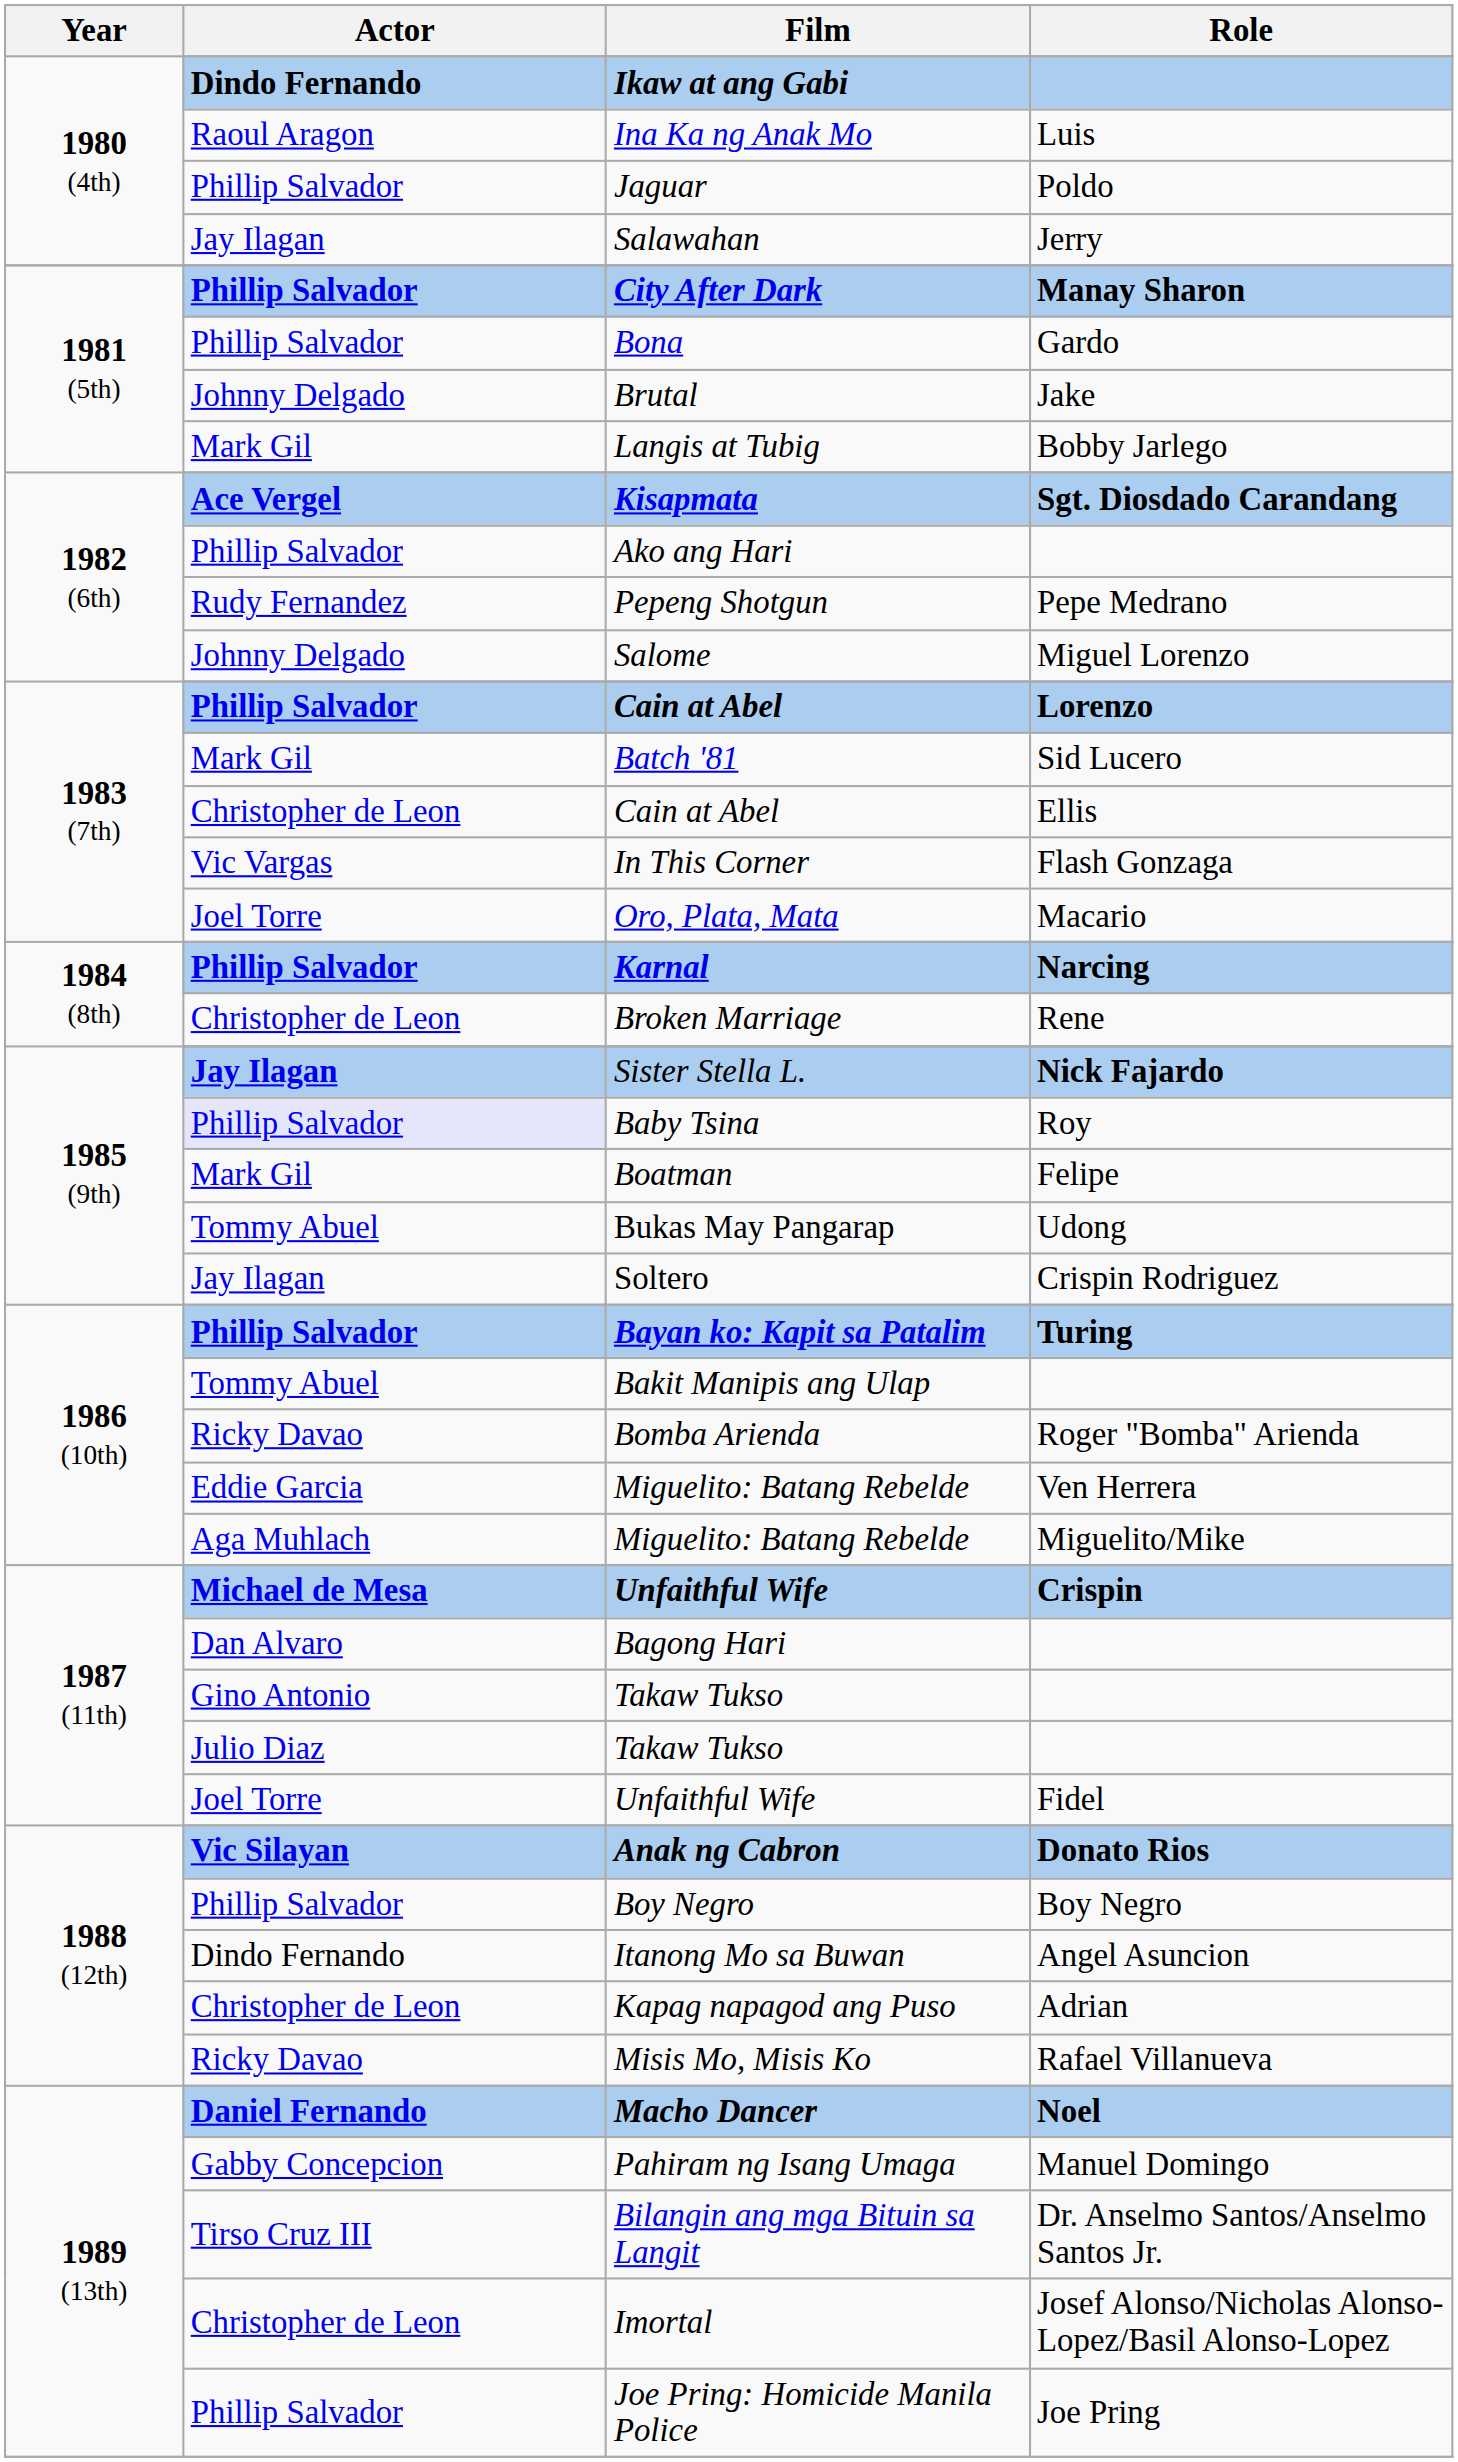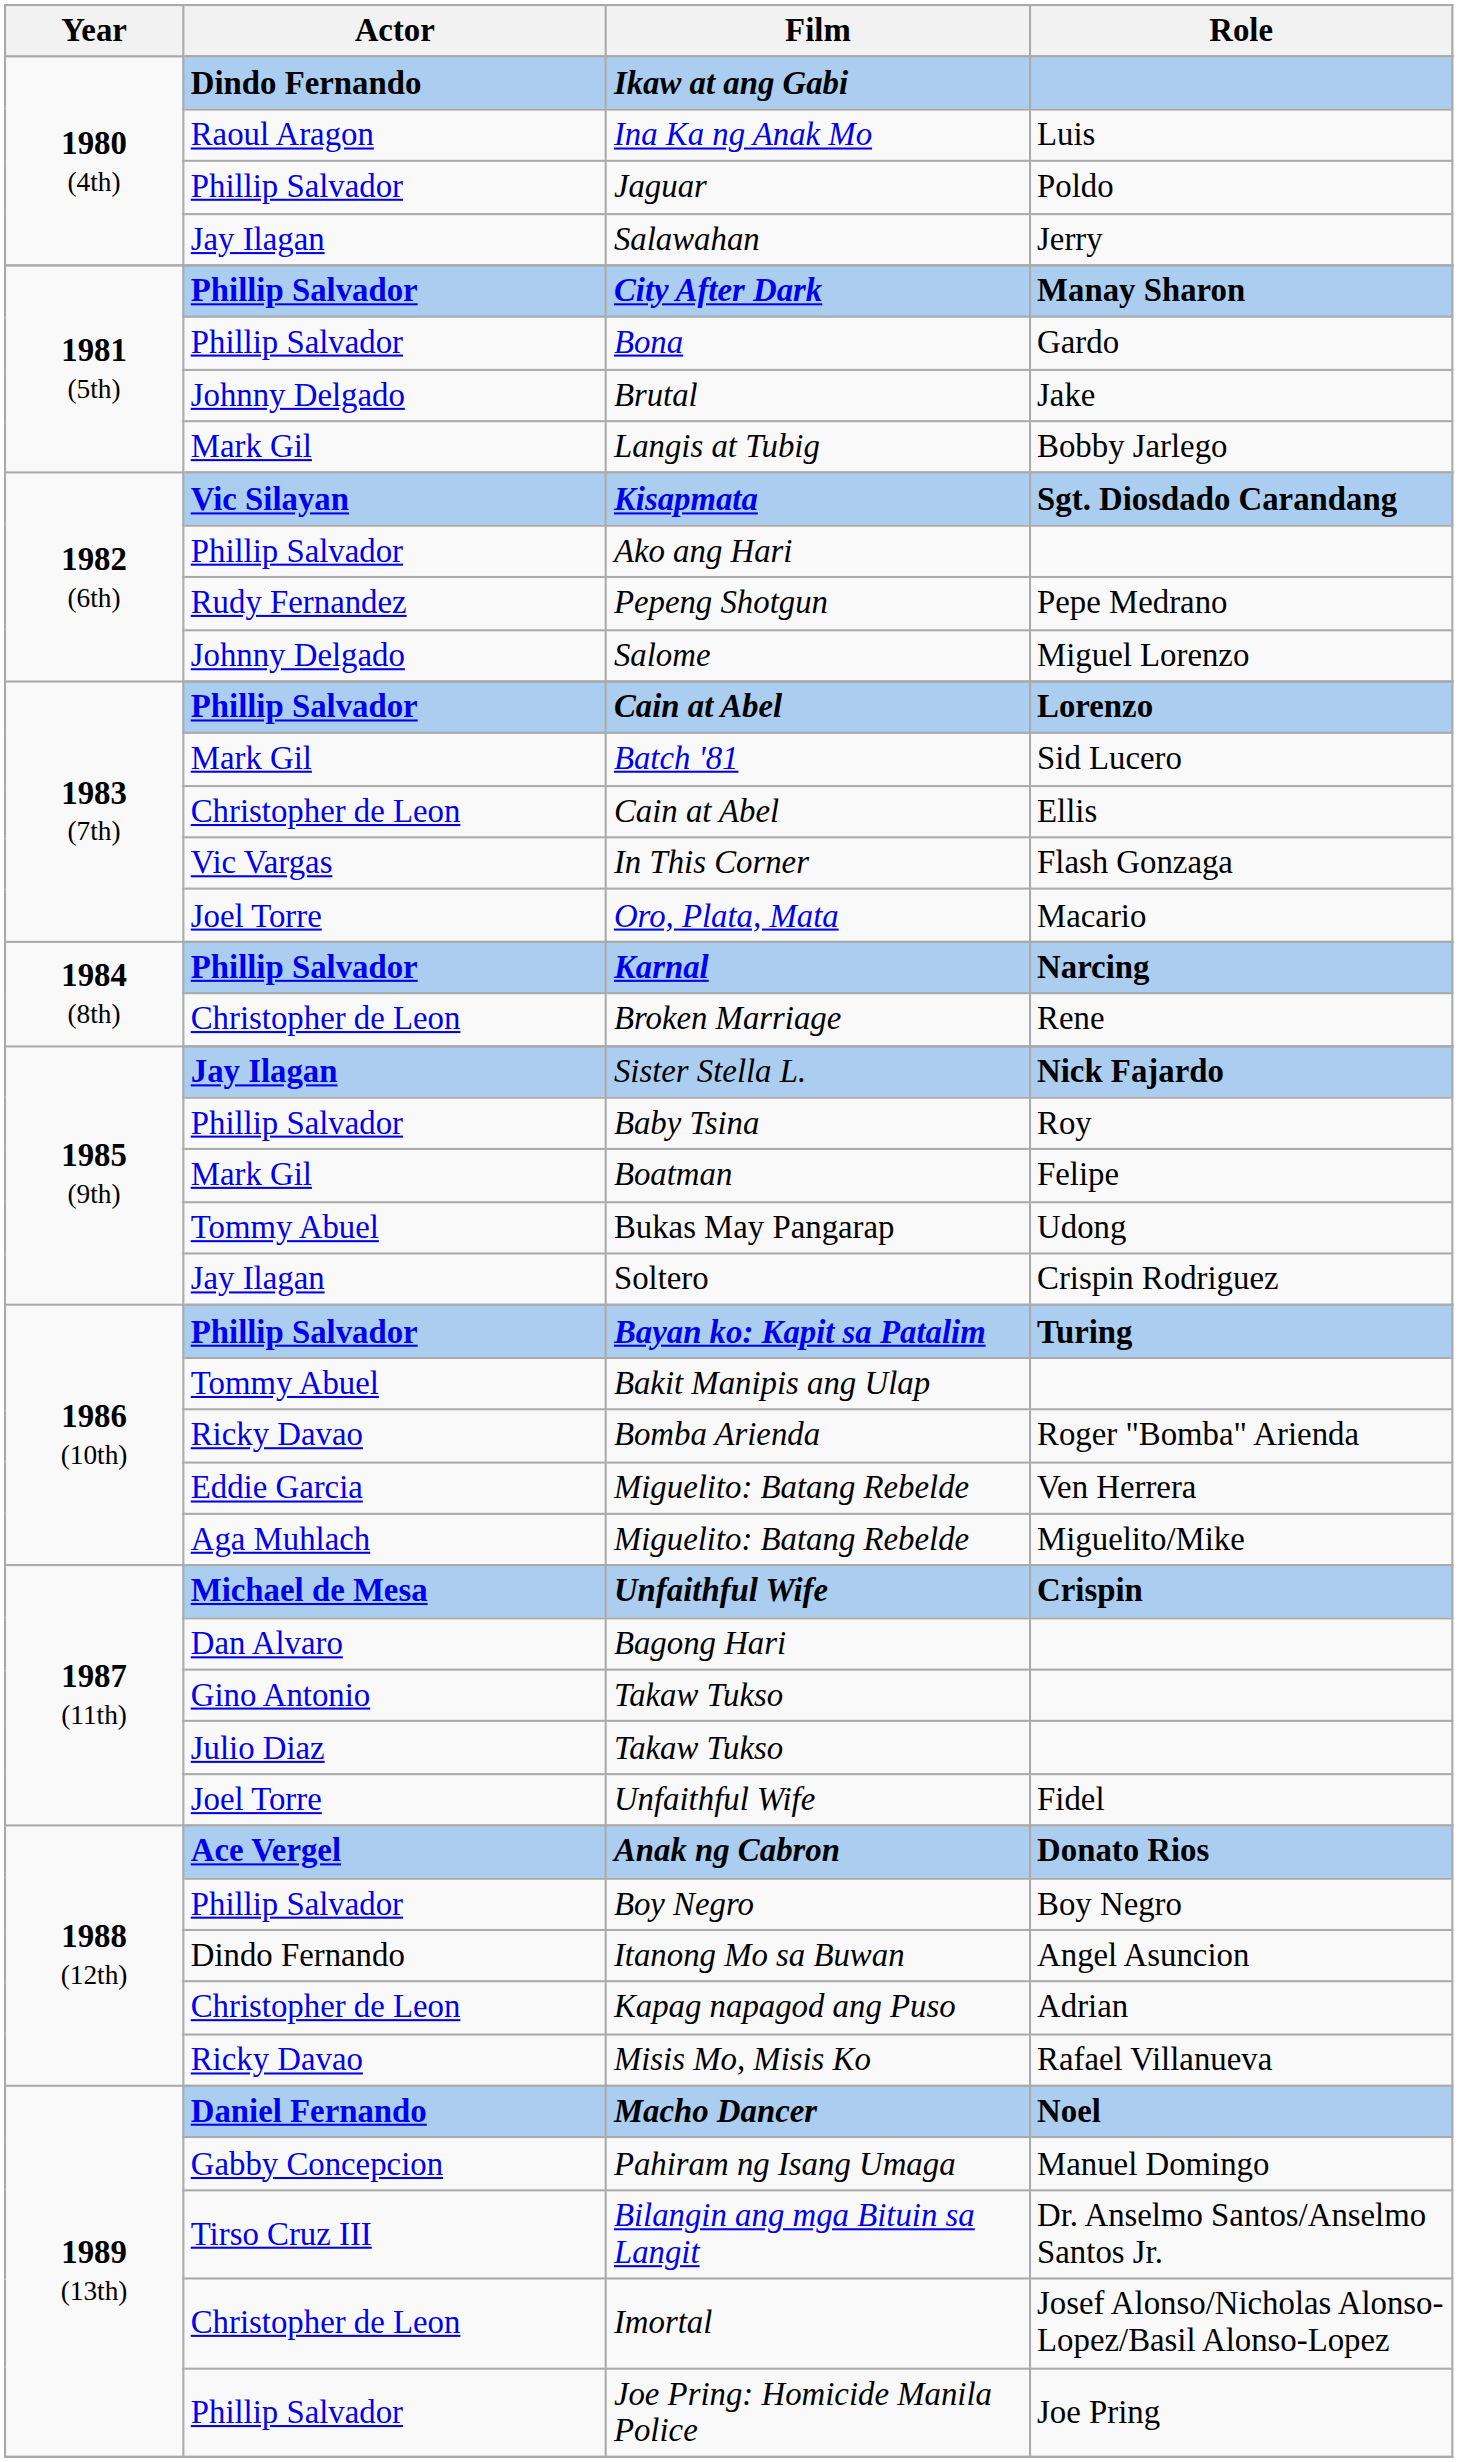(266, 498) Ace Vergel -> (270, 498) Vic Silayan
(297, 1122) lavender background -> (297, 1122) no background
(270, 1851) Vic Silayan -> (266, 1851) Ace Vergel
